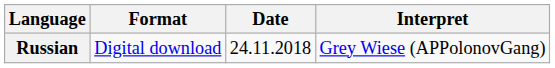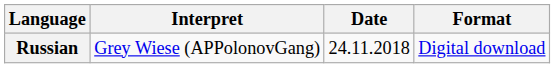columns swapped: (433, 18) <-> (158, 18)
